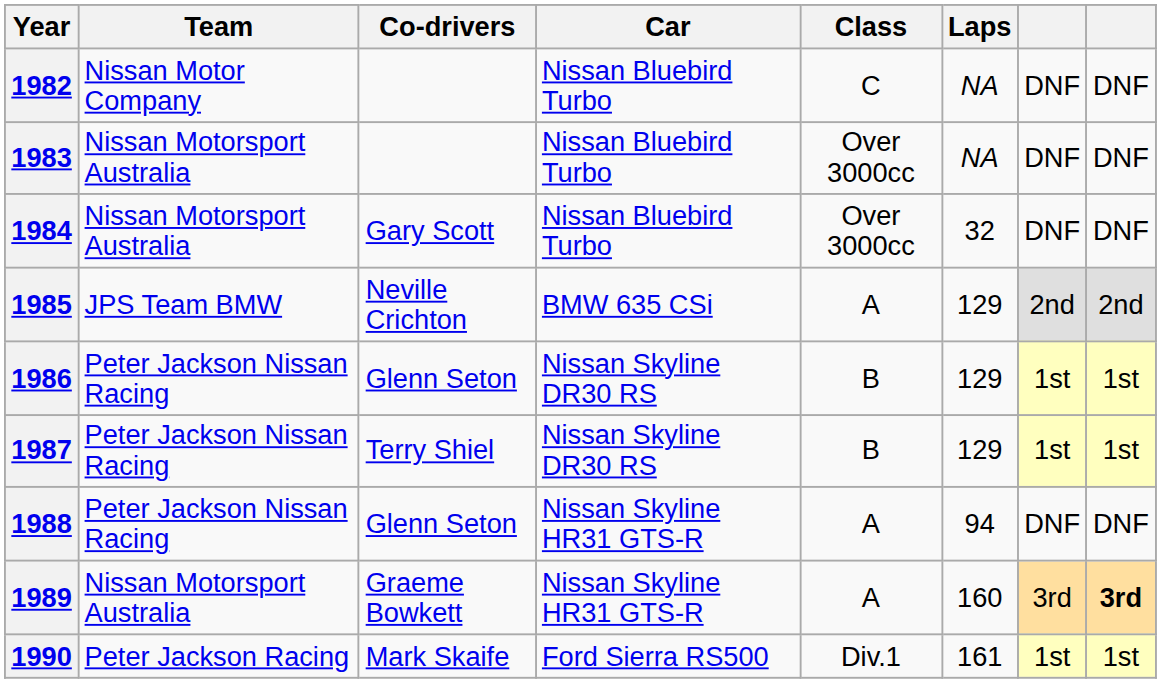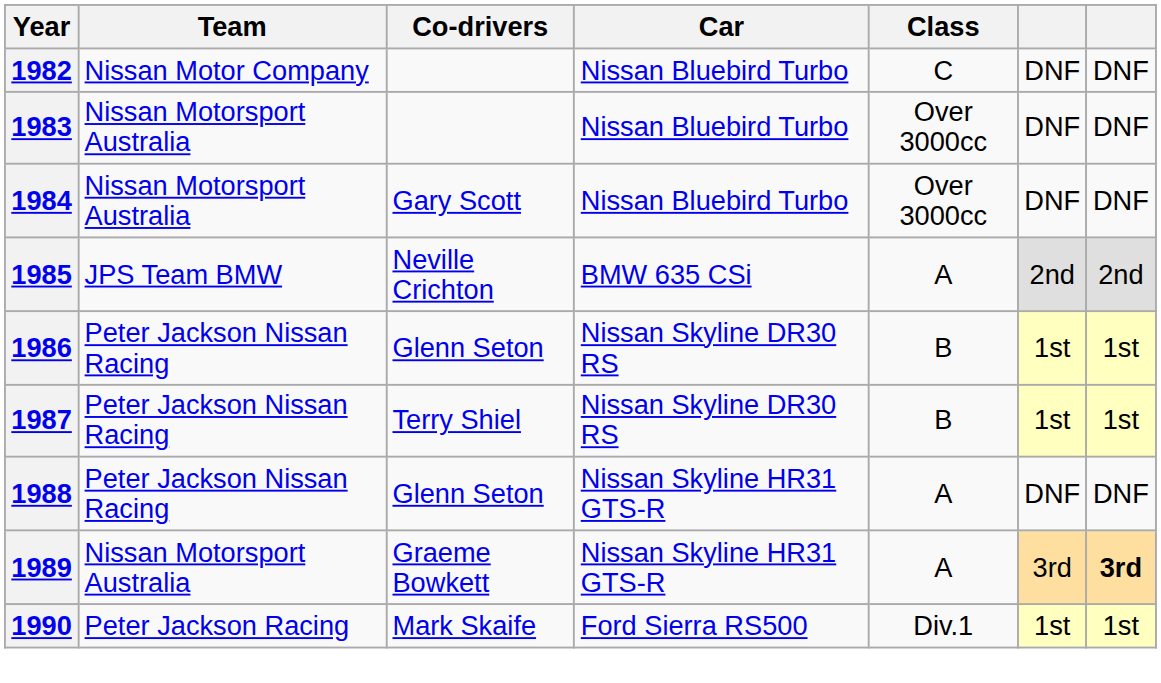- column: (980, 27)
